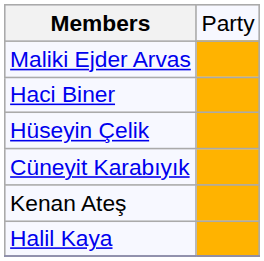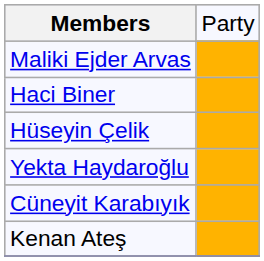+ row: (99, 167)
- row: (61, 239)
